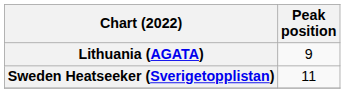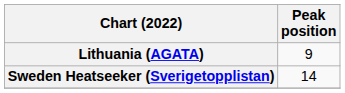(309, 76) 11 -> (309, 76) 14
